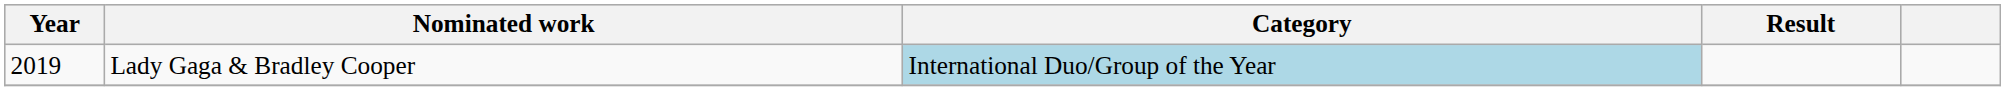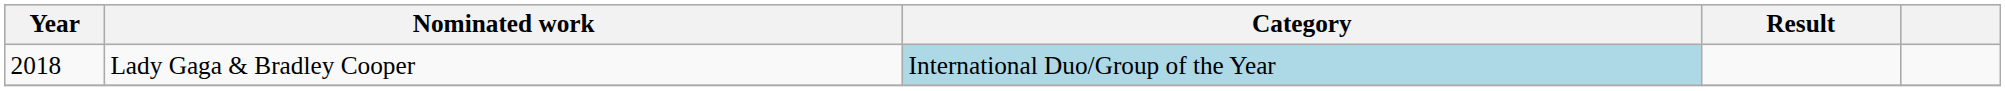(36, 64) 2019 -> (36, 64) 2018
